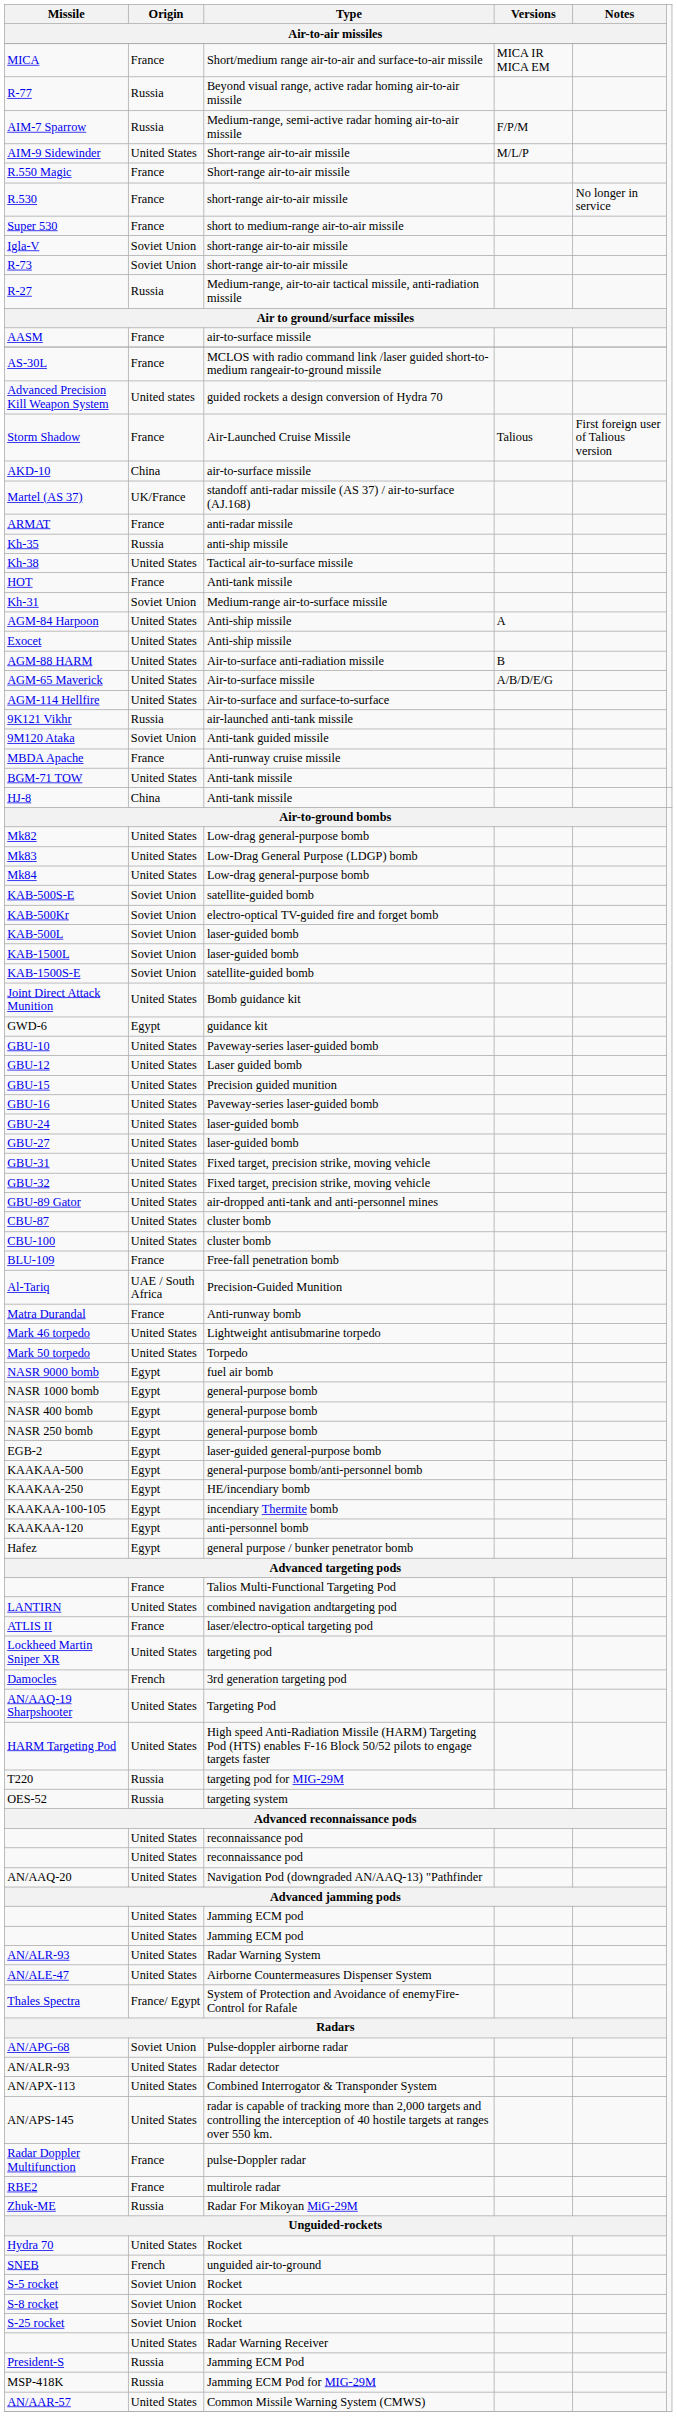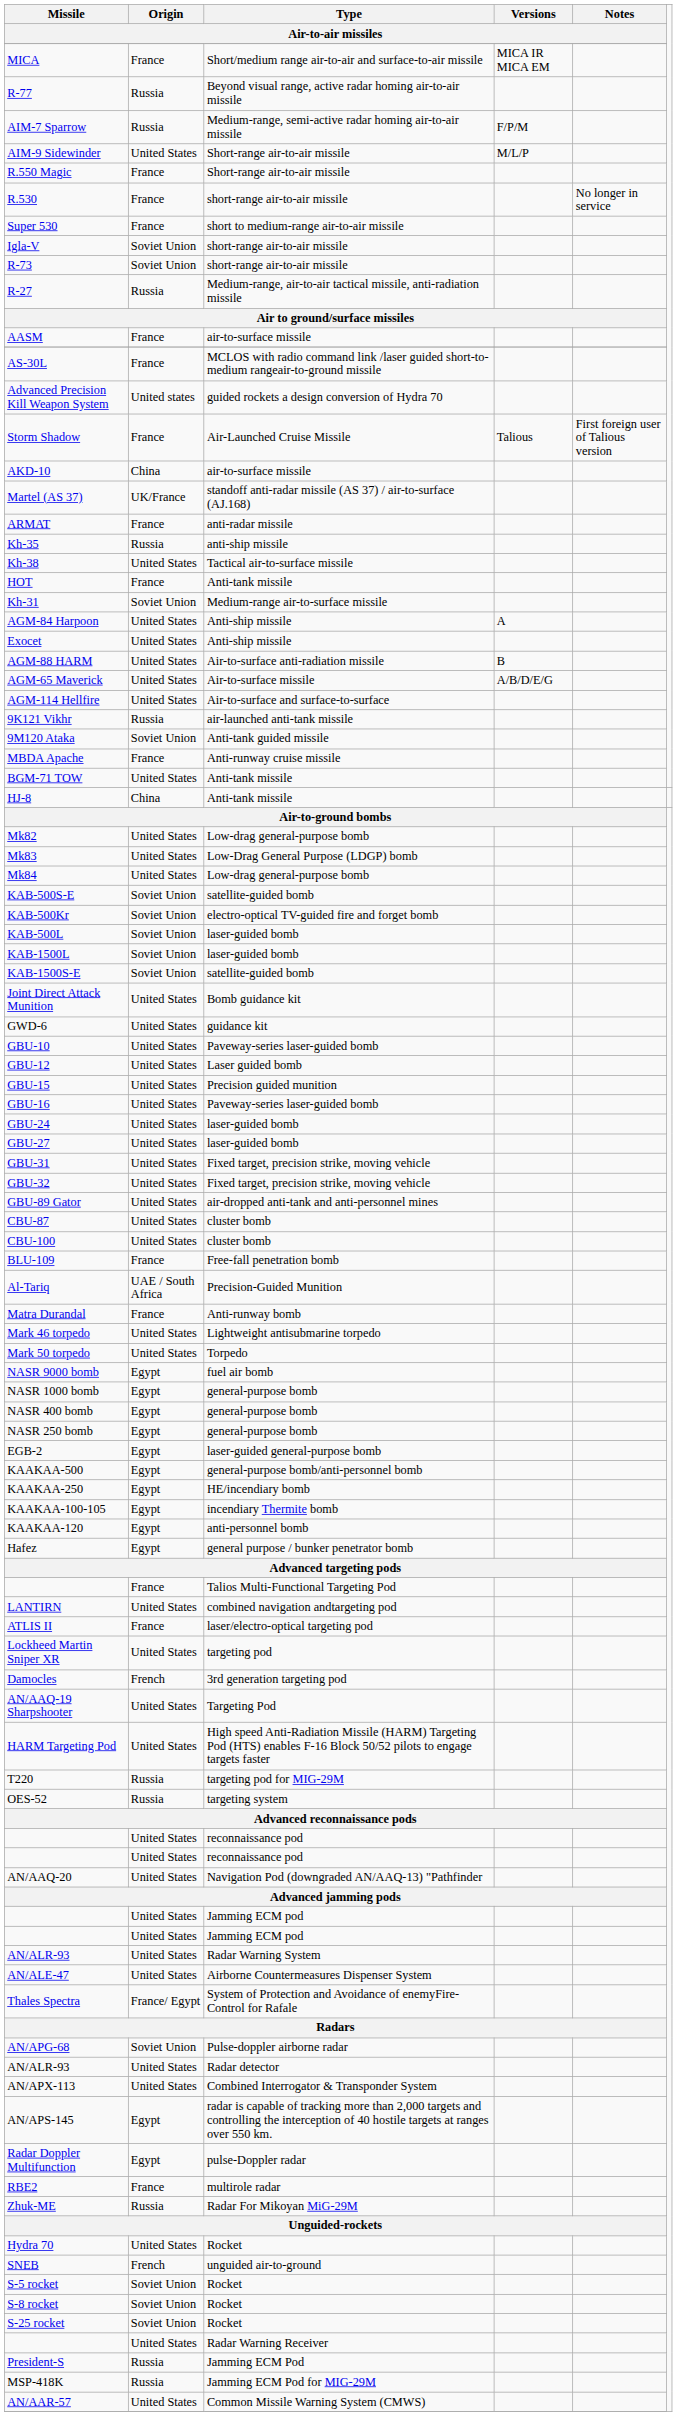(146, 1026) Egypt -> (164, 1026) United States
(164, 2119) United States -> (146, 2119) Egypt
(148, 2160) France -> (146, 2160) Egypt
